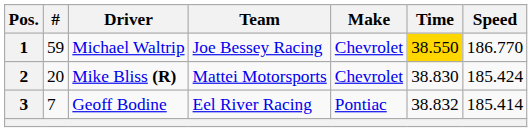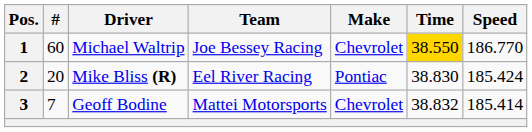(56, 47) 59 -> (56, 47) 60
(260, 76) Mattei Motorsports -> (252, 76) Eel River Racing
(369, 76) Chevrolet -> (361, 76) Pontiac
(252, 104) Eel River Racing -> (260, 104) Mattei Motorsports
(361, 104) Pontiac -> (369, 104) Chevrolet
